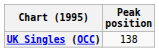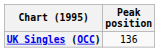(129, 39) 138 -> (129, 39) 136
